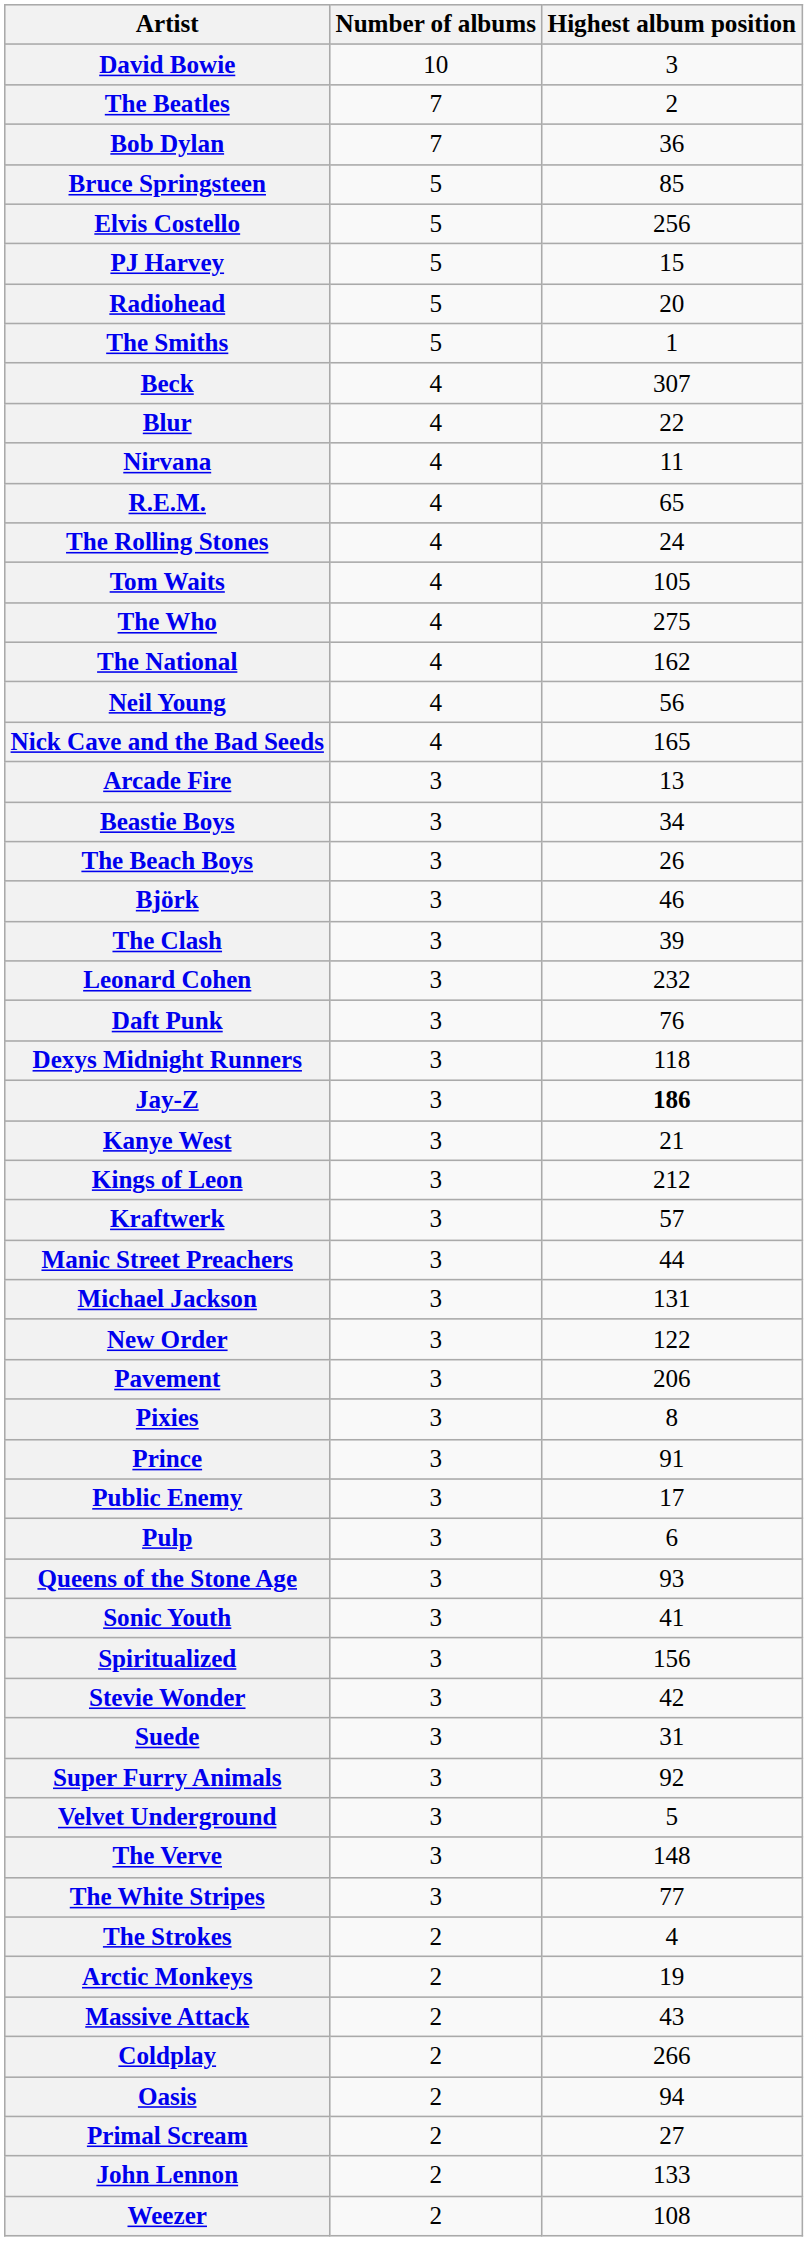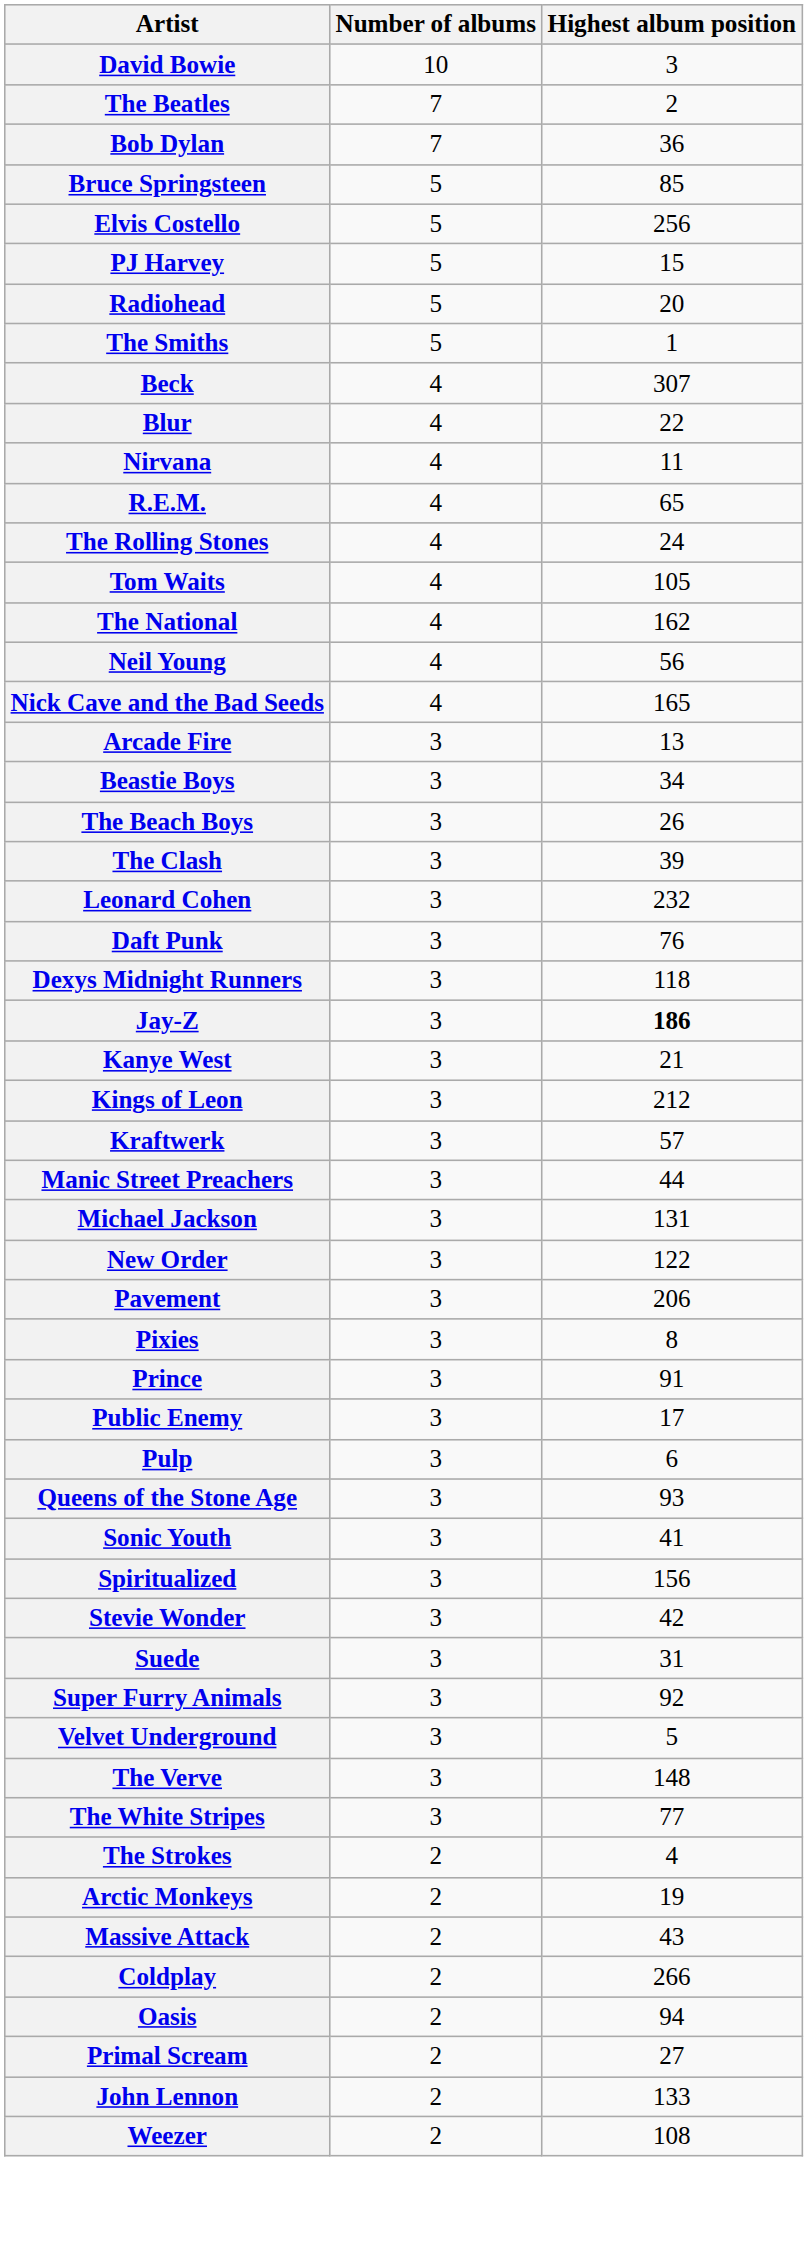- row: (167, 622)
- row: (167, 900)
